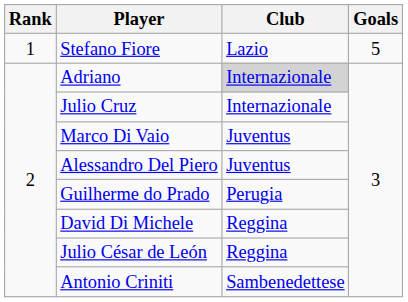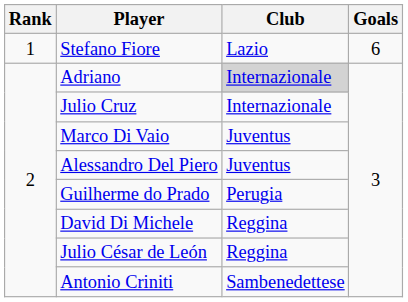(376, 48) 5 -> (376, 48) 6
